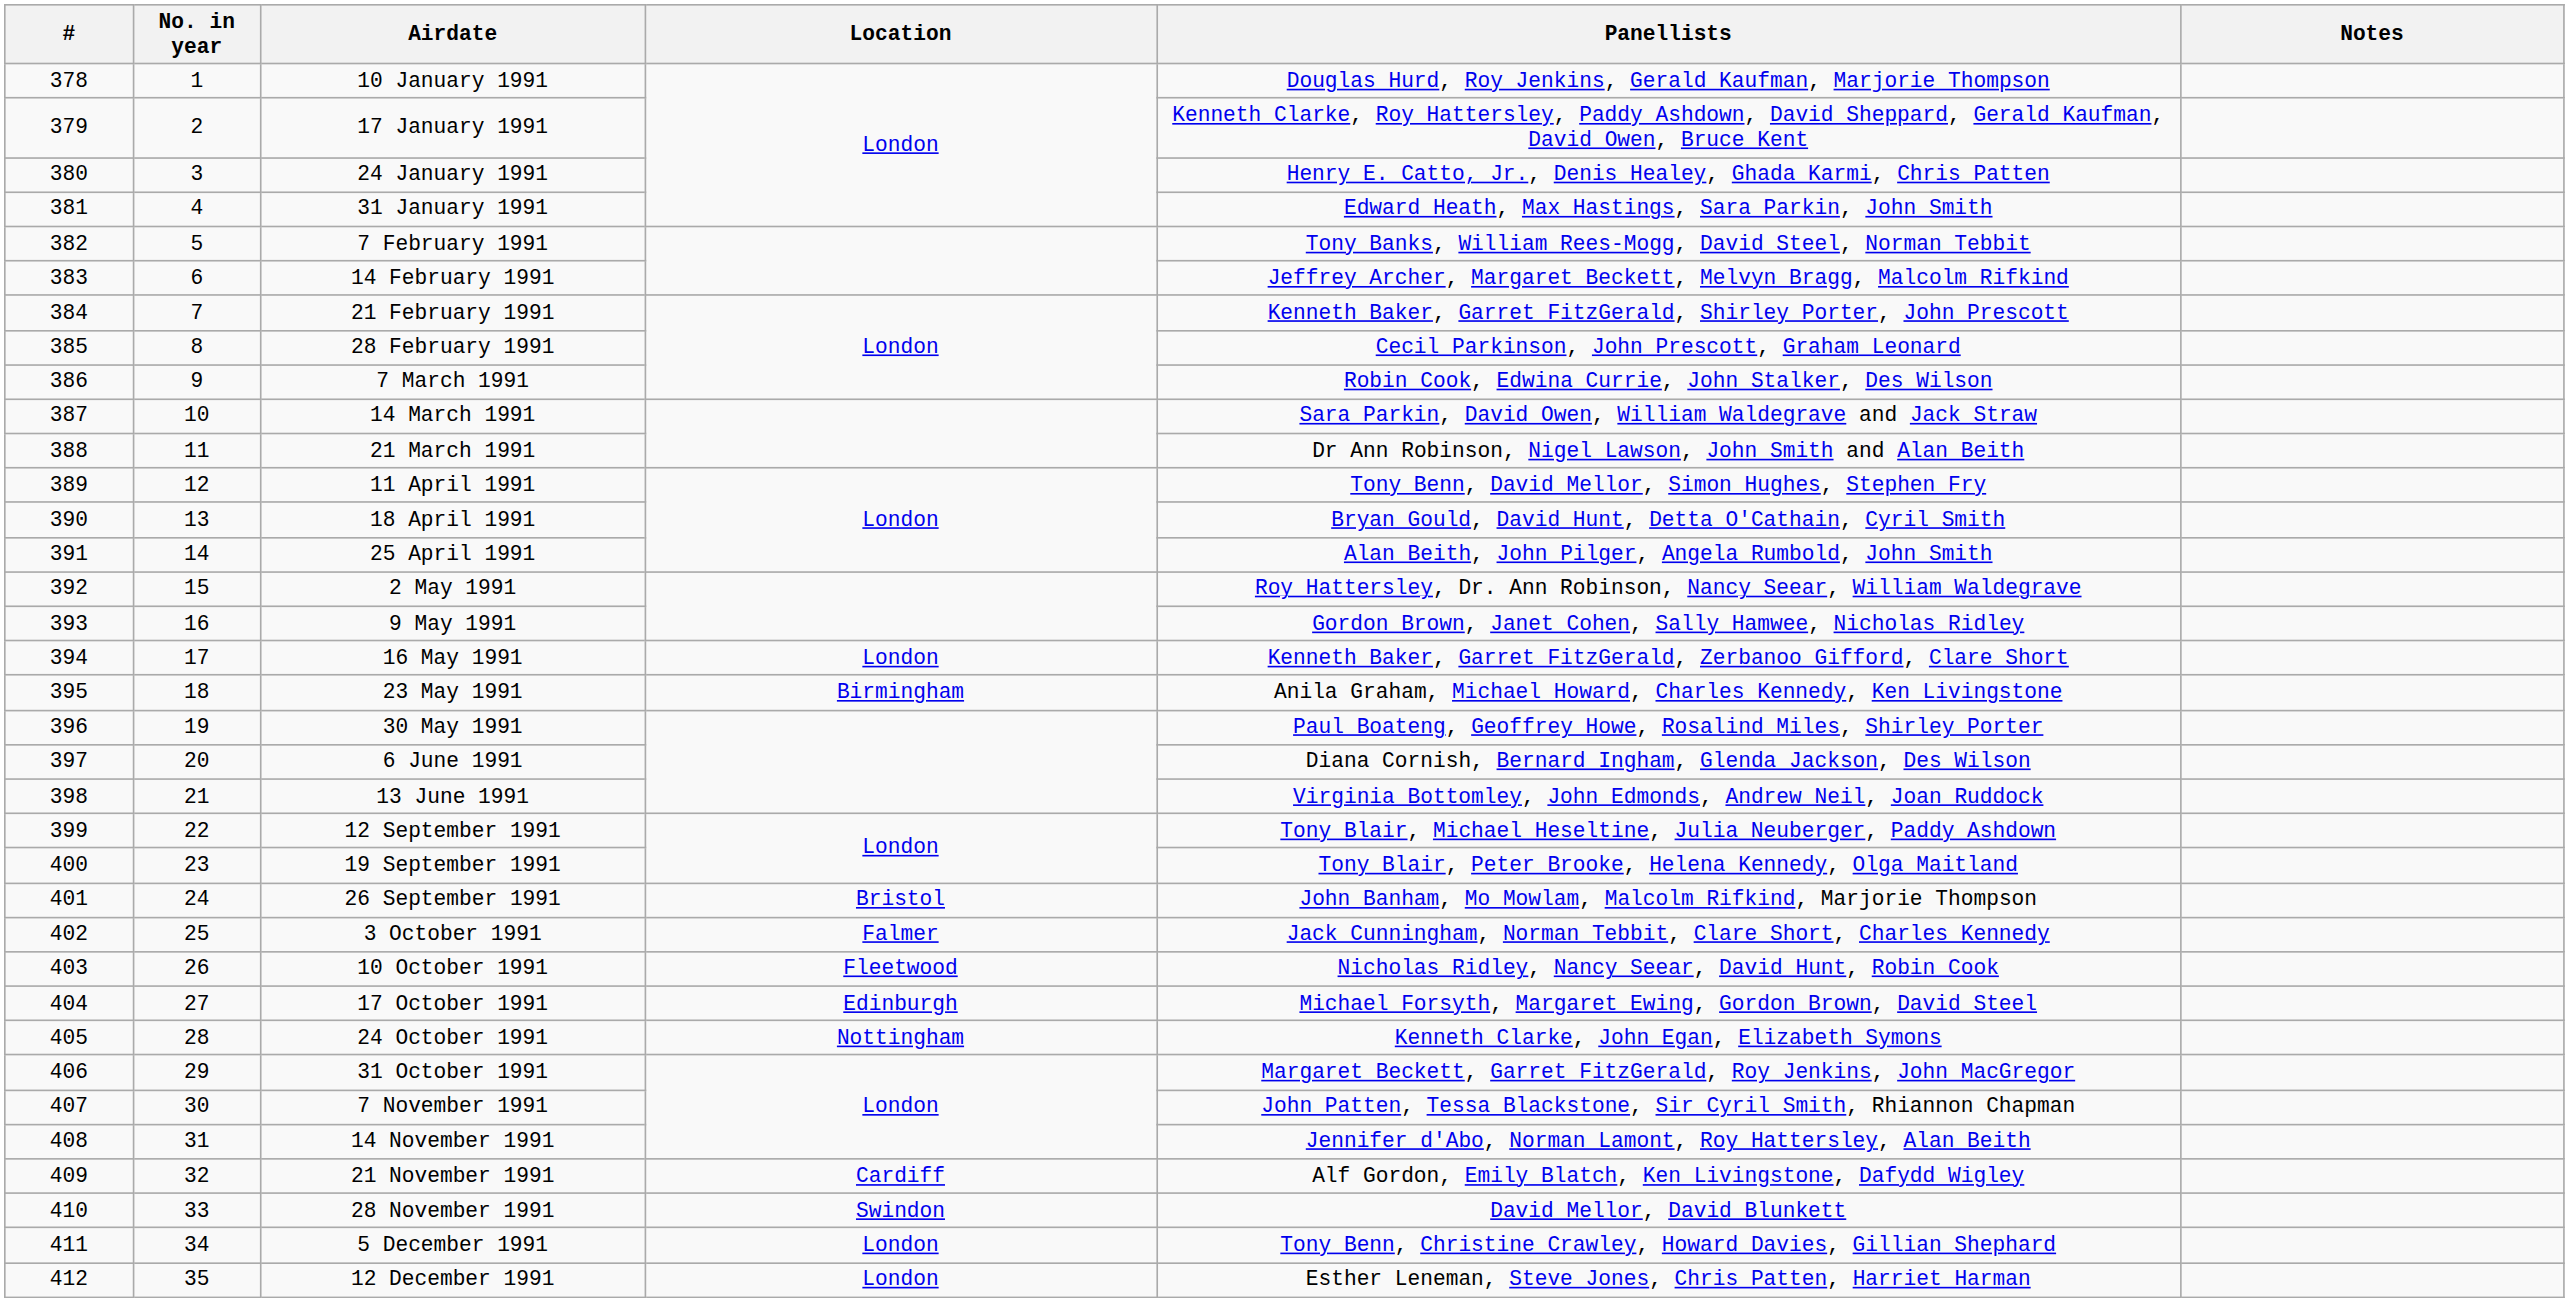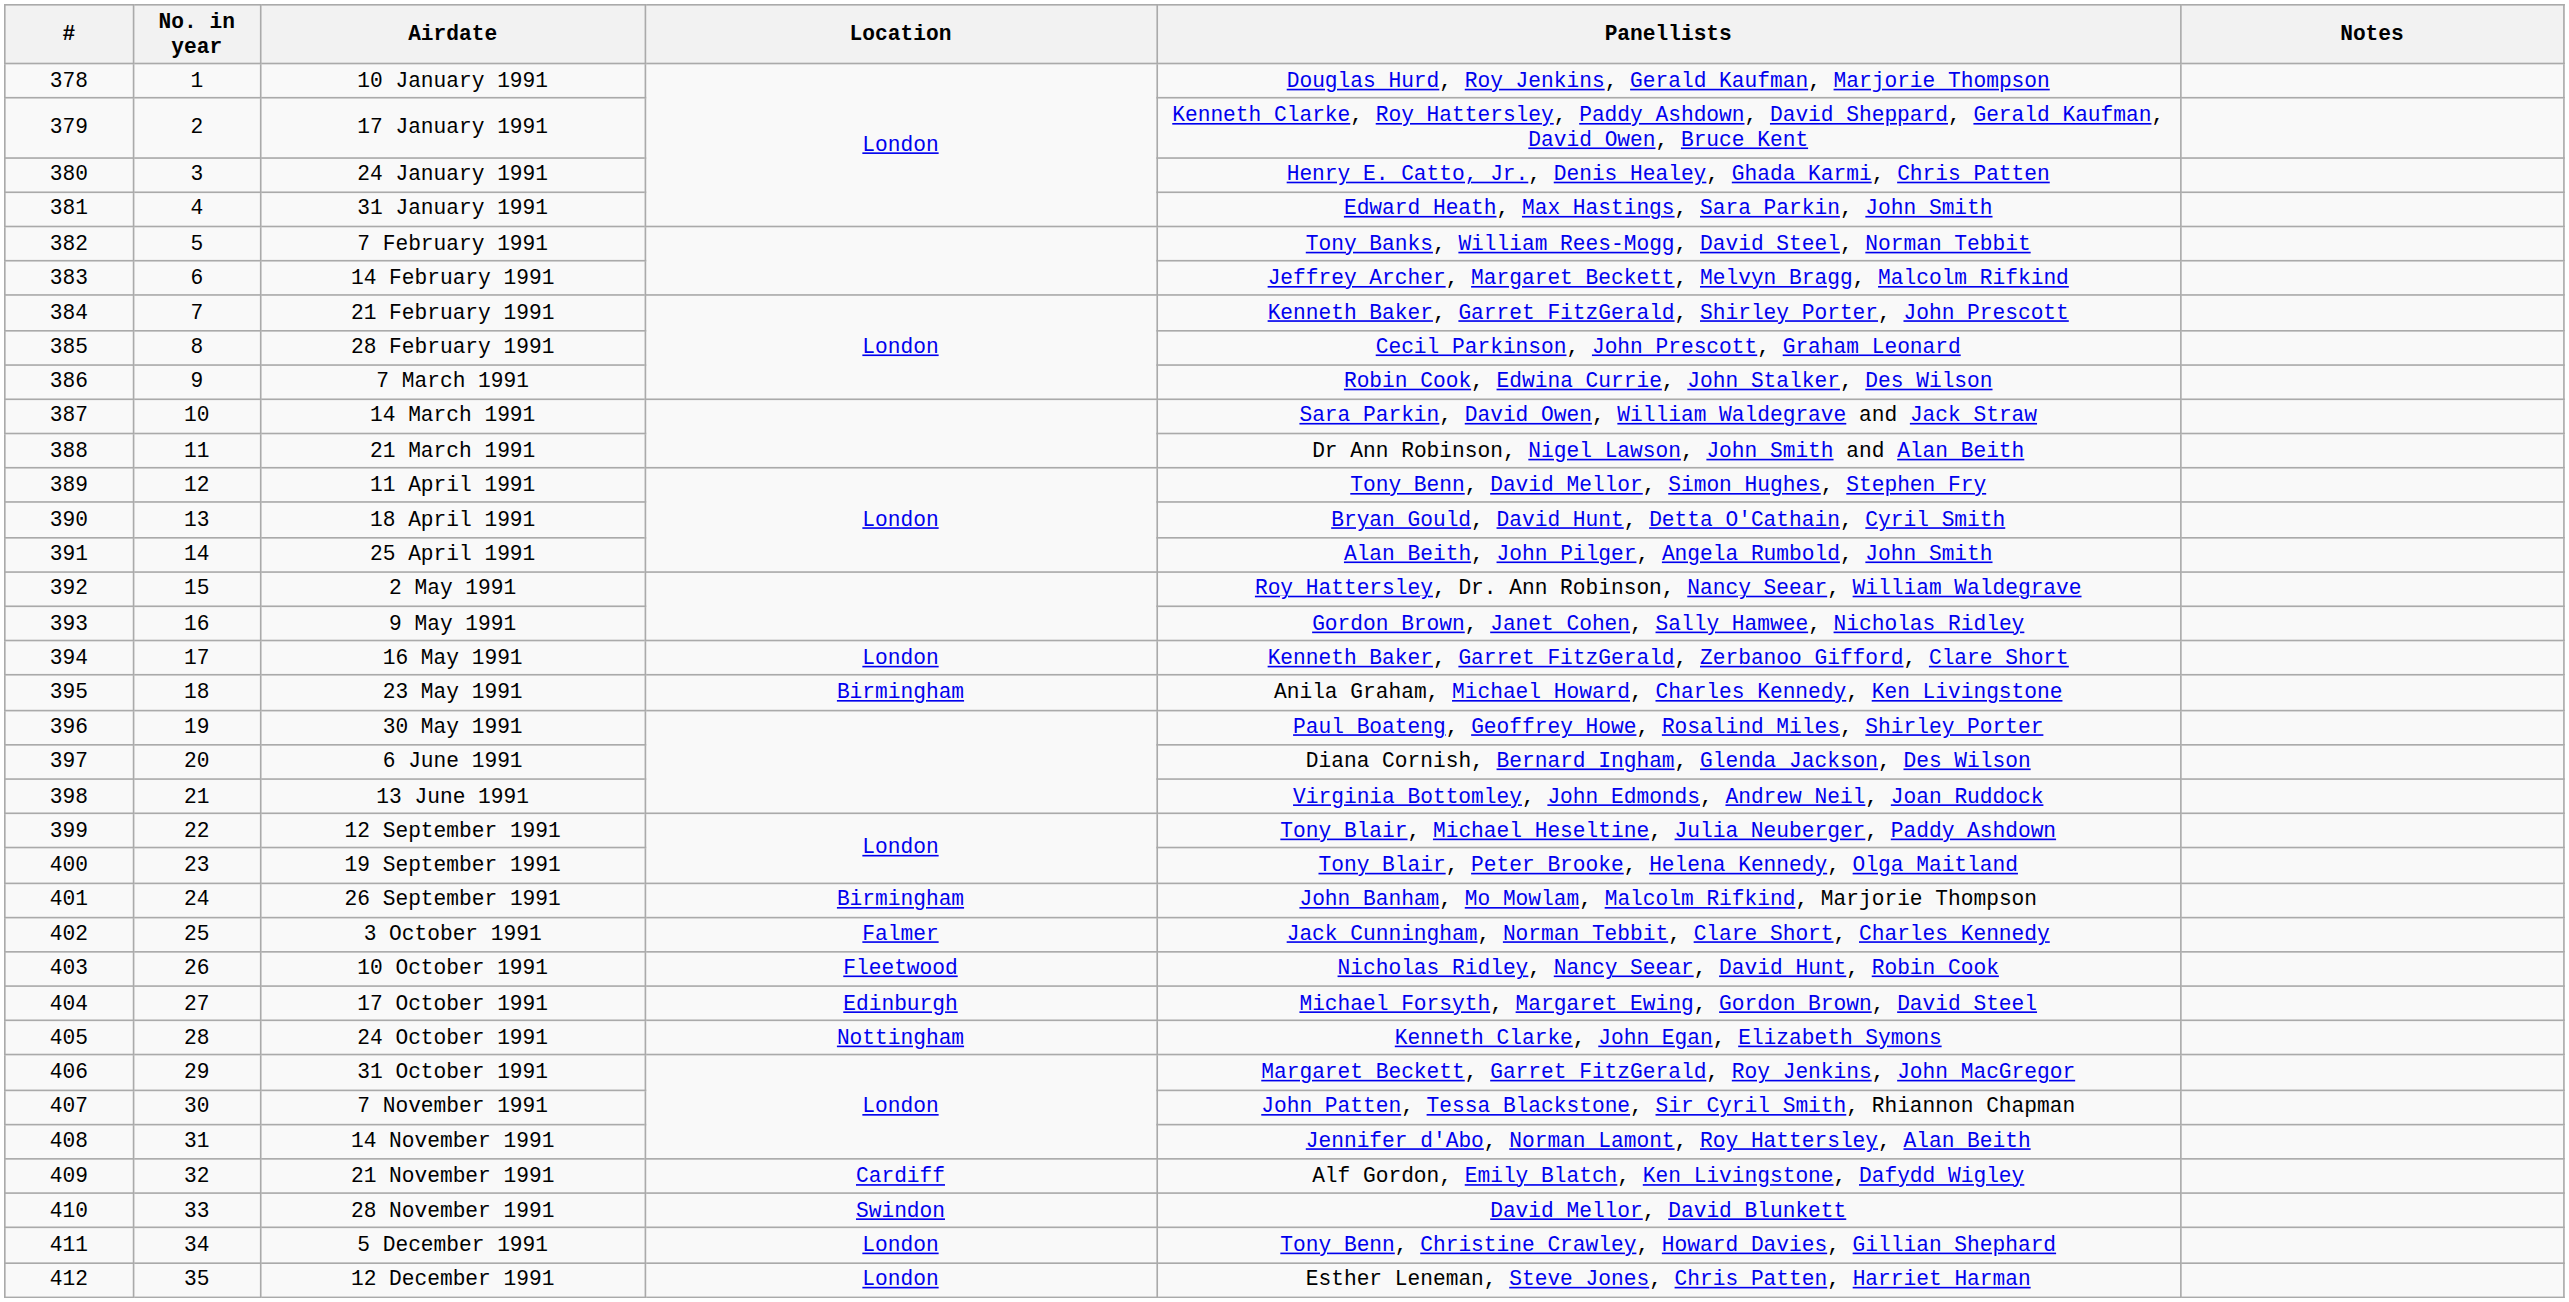(900, 900) Bristol -> (900, 900) Birmingham
